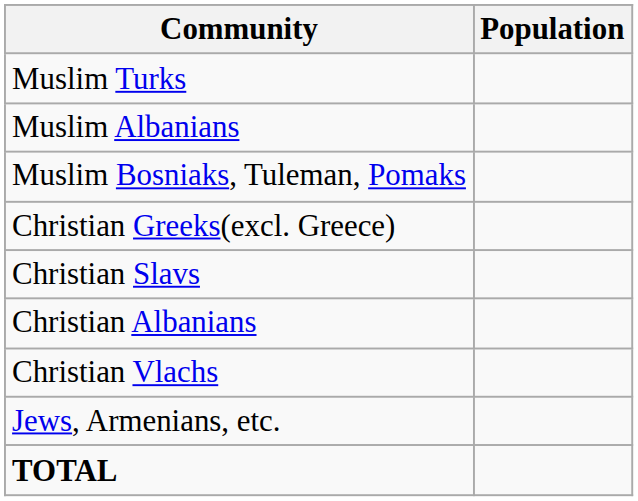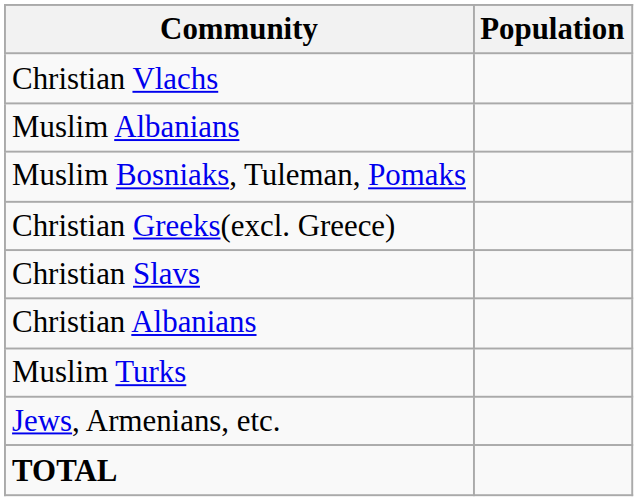rows swapped: (99, 77) <-> (115, 371)
